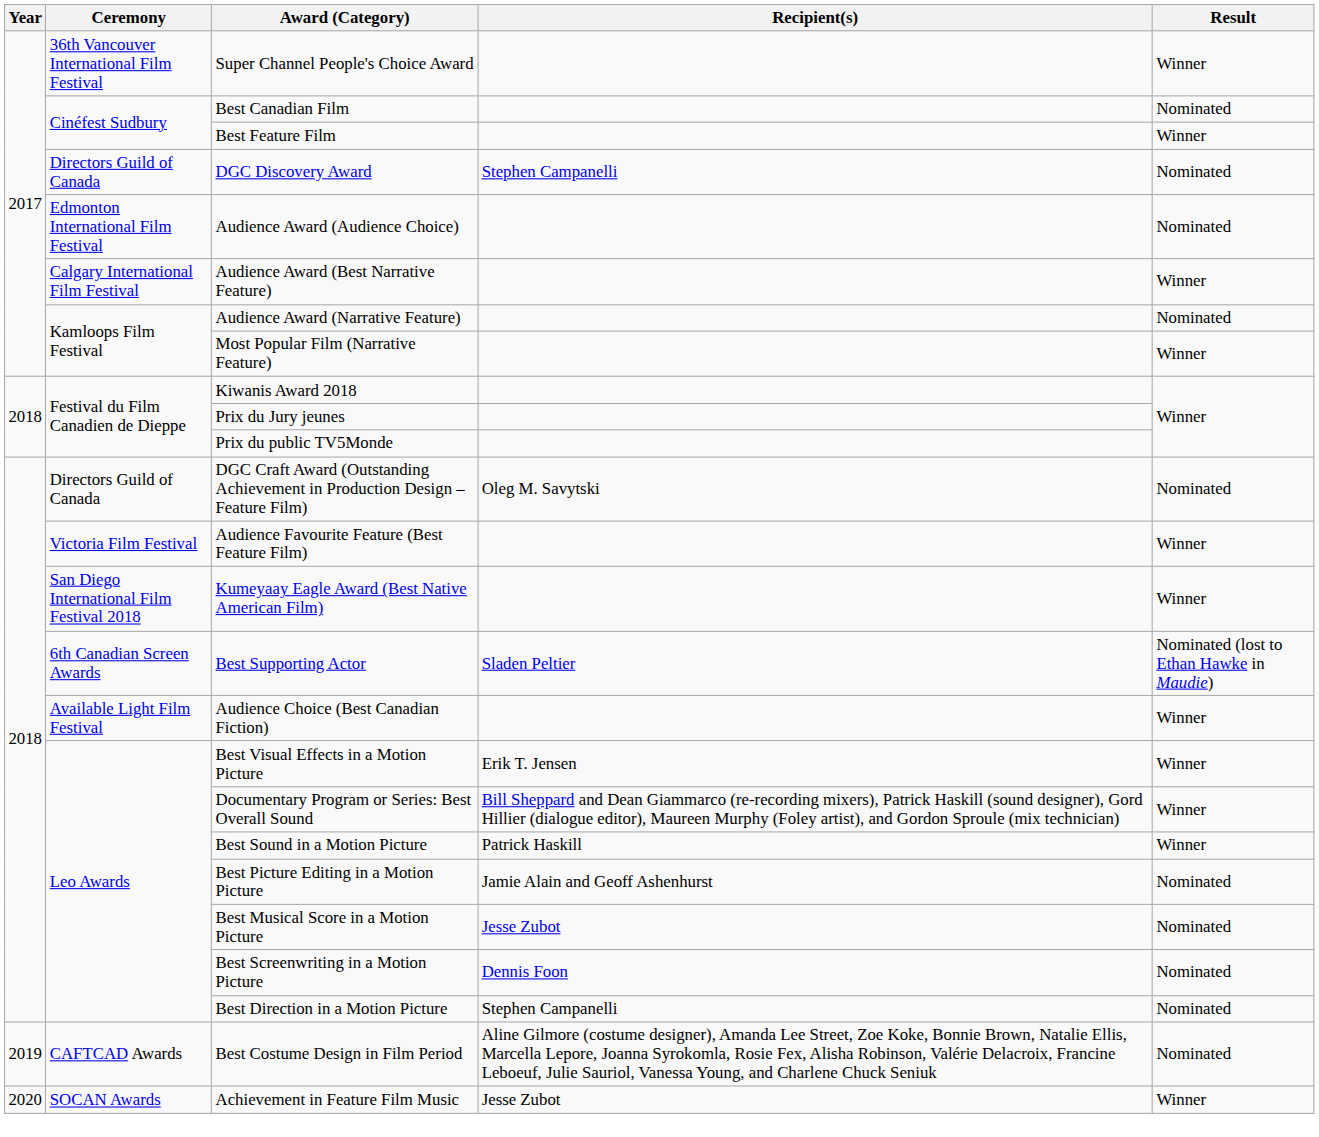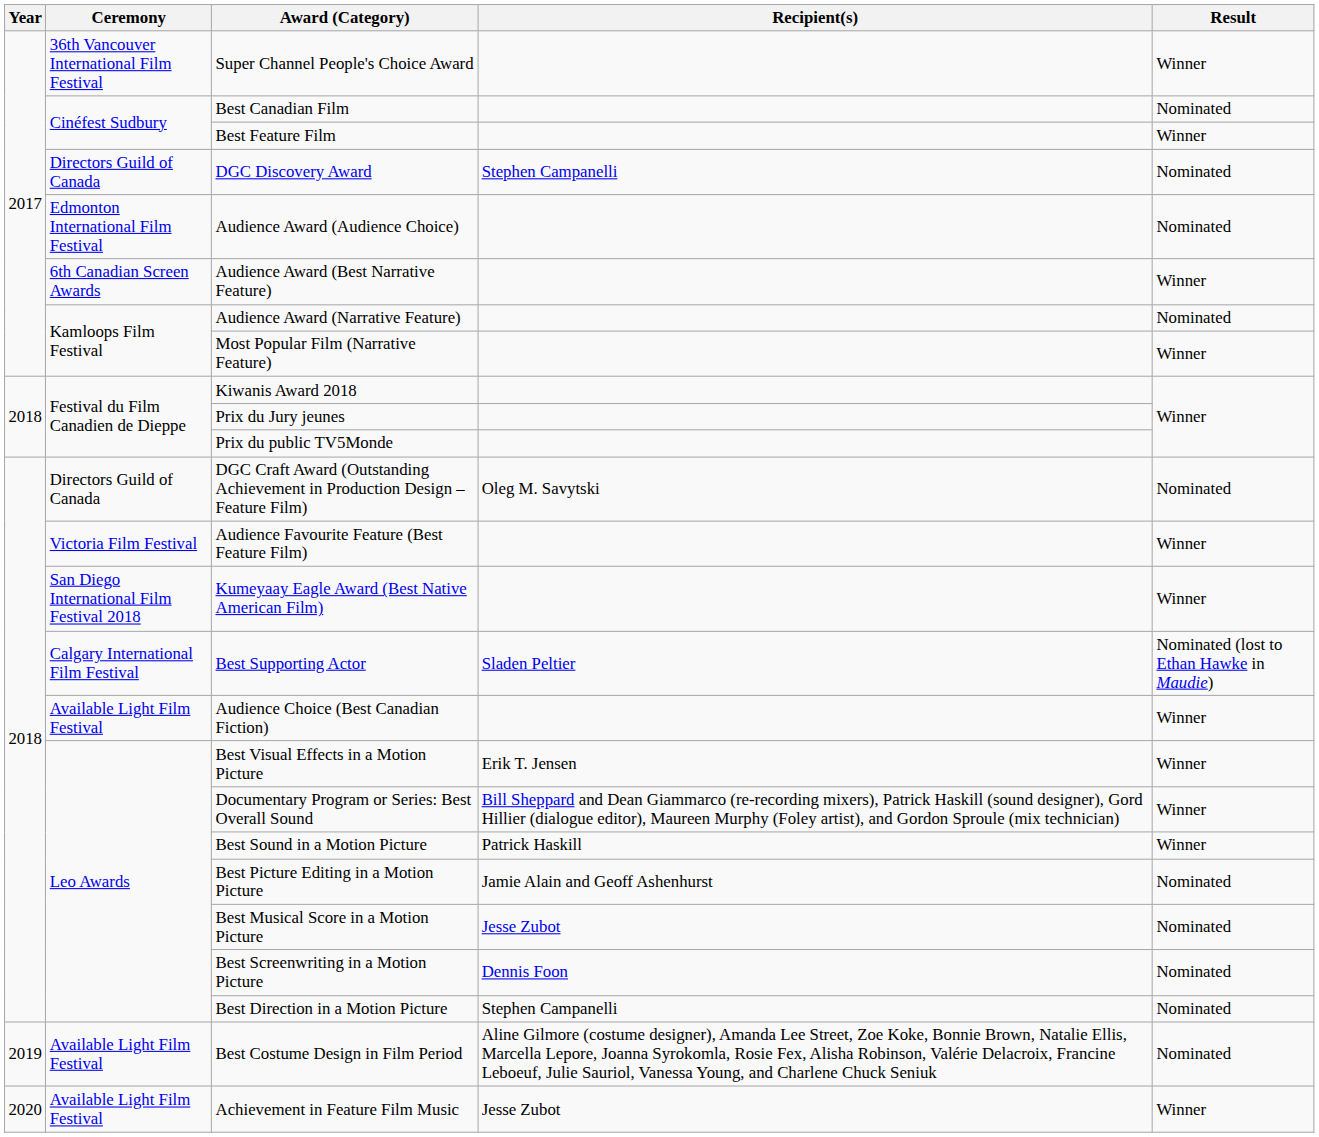(121, 281) Calgary International Film Festival -> (119, 281) 6th Canadian Screen Awards
(119, 663) 6th Canadian Screen Awards -> (121, 663) Calgary International Film Festival
(116, 1054) CAFTCAD Awards -> (120, 1054) Available Light Film Festival
(105, 1099) SOCAN Awards -> (120, 1109) Available Light Film Festival
